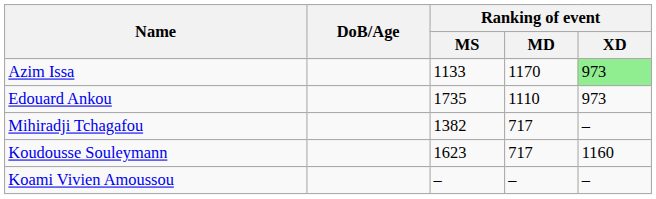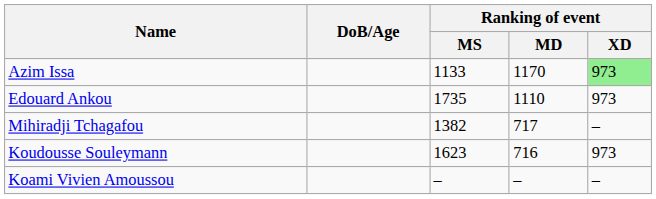(520, 153) 717 -> (526, 153) 716
(598, 153) 1160 -> (604, 153) 973
